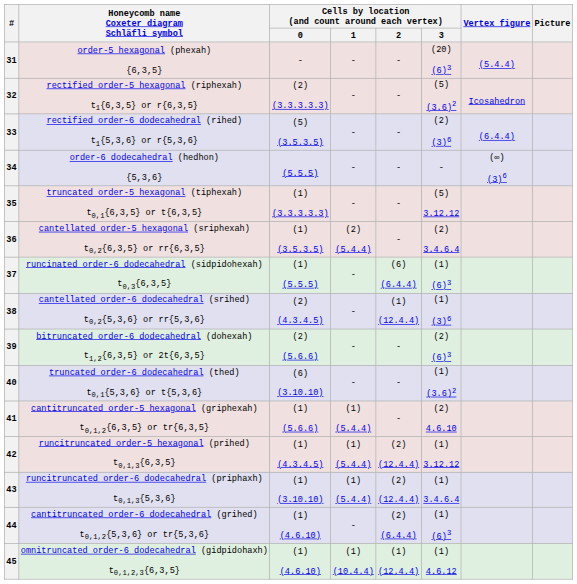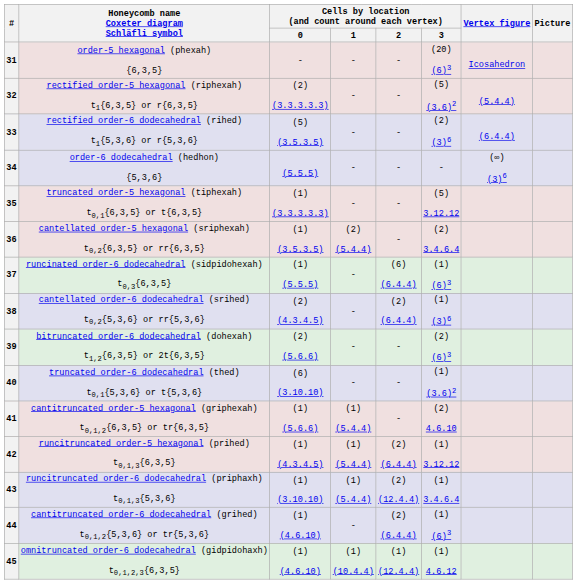(497, 65) (5.4.4) -> (497, 65) Icosahedron
(497, 101) Icosahedron -> (497, 101) (5.4.4)
(399, 311) (1) (12.4.4) -> (399, 311) (2) (6.4.4)
(399, 454) (2) (12.4.4) -> (399, 454) (2) (6.4.4)
